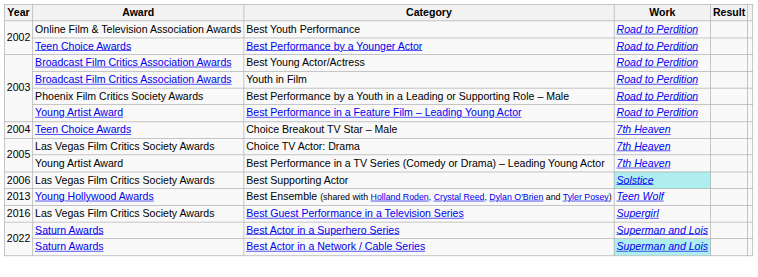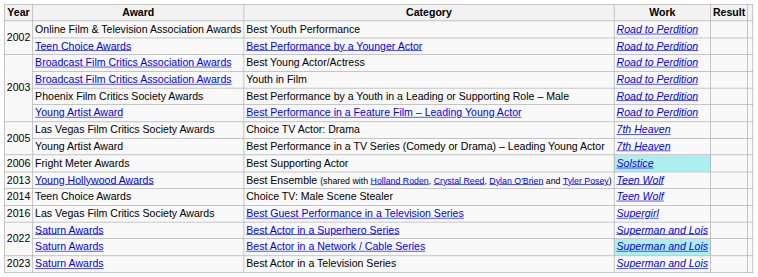- row: (322, 130)
(125, 180) Las Vegas Film Critics Society Awards -> (82, 163) Fright Meter Awards
+ row: (320, 197)
+ row: (321, 264)
